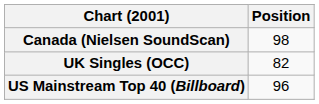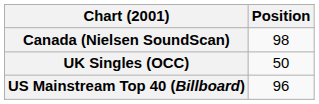(281, 63) 82 -> (281, 63) 50
